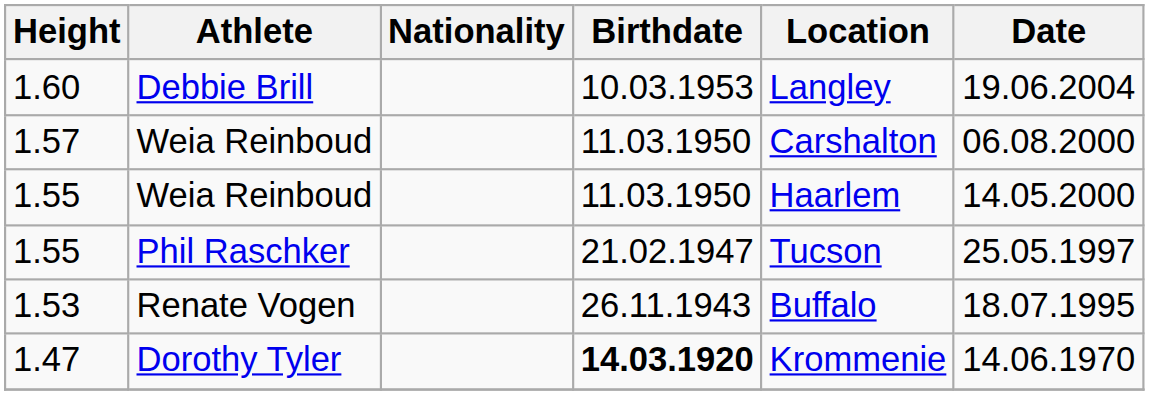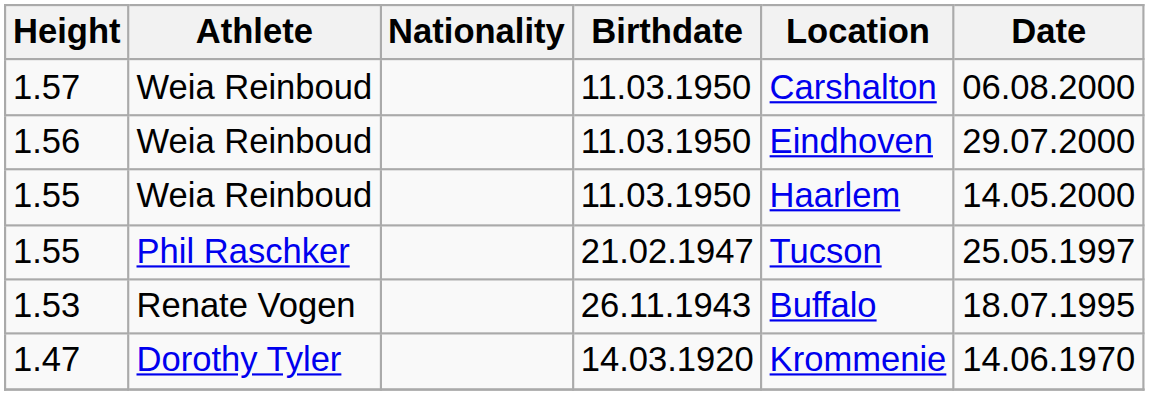- row: (47, 86)
+ row: (47, 141)
(667, 360) bold -> (667, 360) normal
